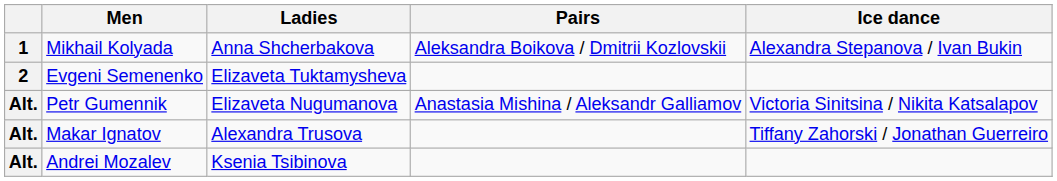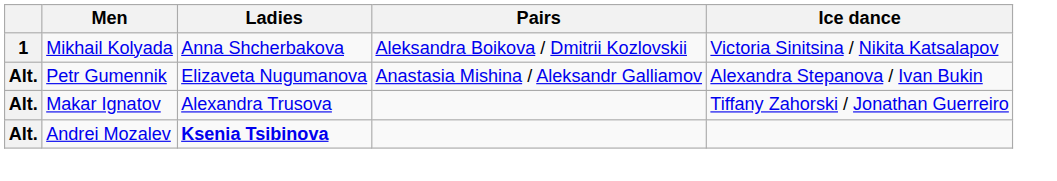(886, 47) Alexandra Stepanova / Ivan Bukin -> (854, 47) Victoria Sinitsina / Nikita Katsalapov
- row: (125, 76)
(894, 104) Victoria Sinitsina / Nikita Katsalapov -> (847, 76) Alexandra Stepanova / Ivan Bukin
(279, 162) normal -> (255, 133) bold
